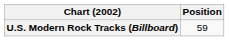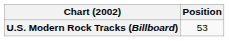(202, 28) 59 -> (202, 28) 53
